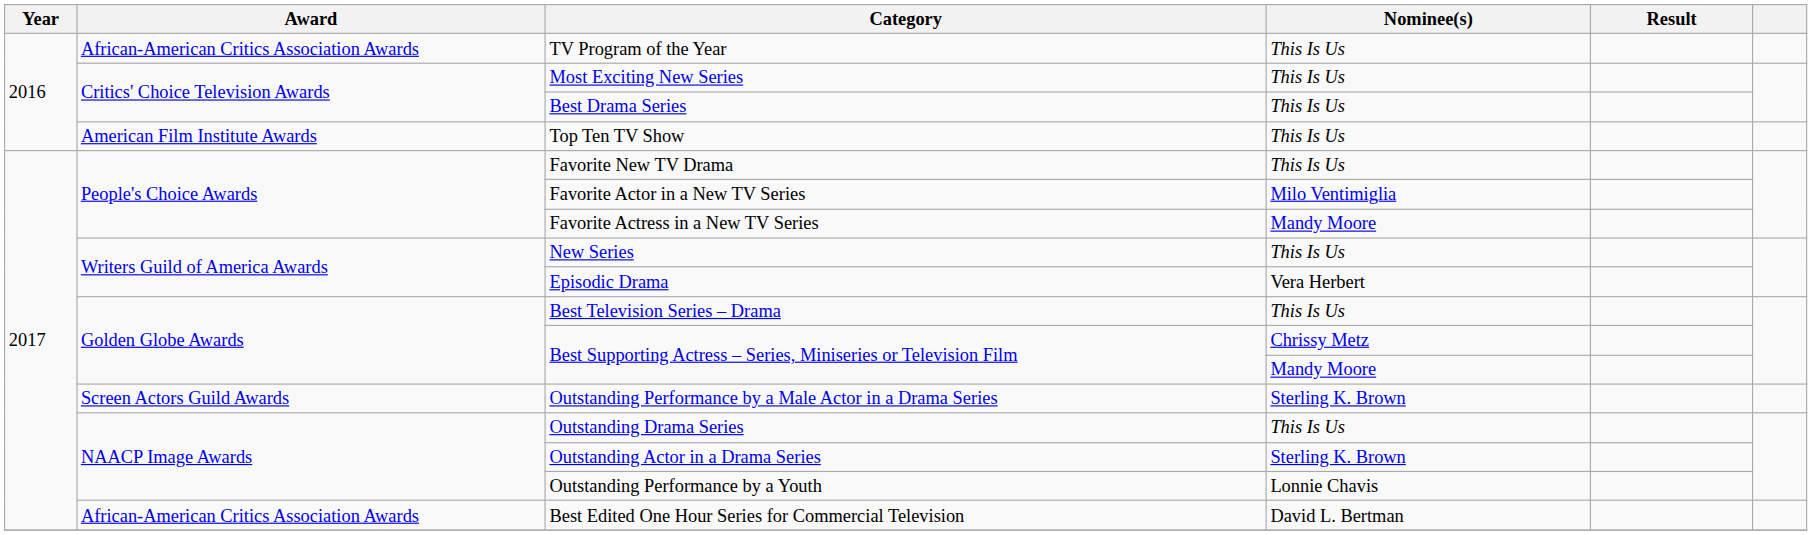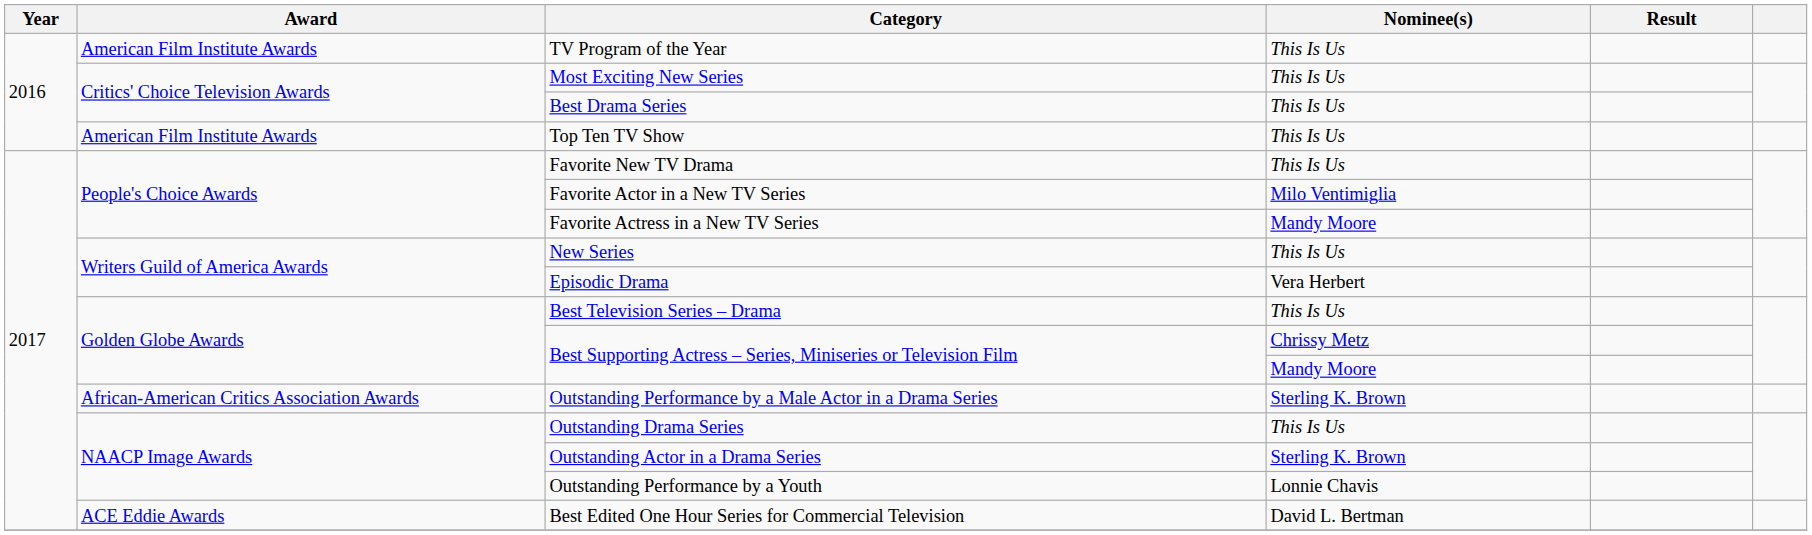(250, 48) African-American Critics Association Awards -> (199, 48) American Film Institute Awards
(185, 398) Screen Actors Guild Awards -> (250, 398) African-American Critics Association Awards
(250, 515) African-American Critics Association Awards -> (153, 515) ACE Eddie Awards
